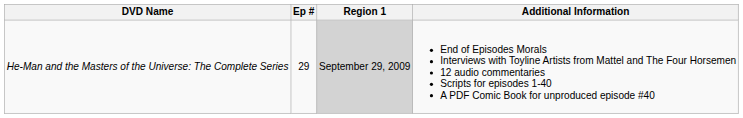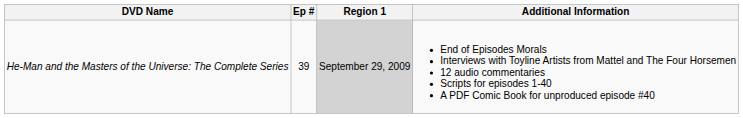(304, 66) 29 -> (304, 66) 39
